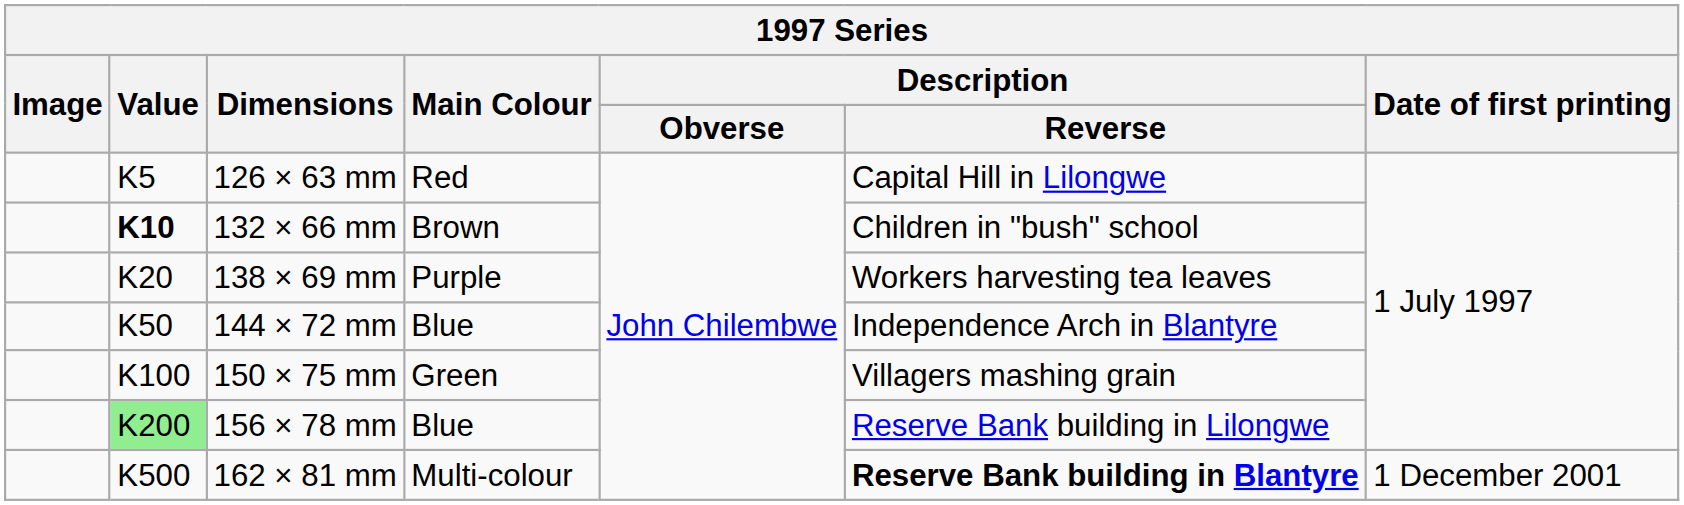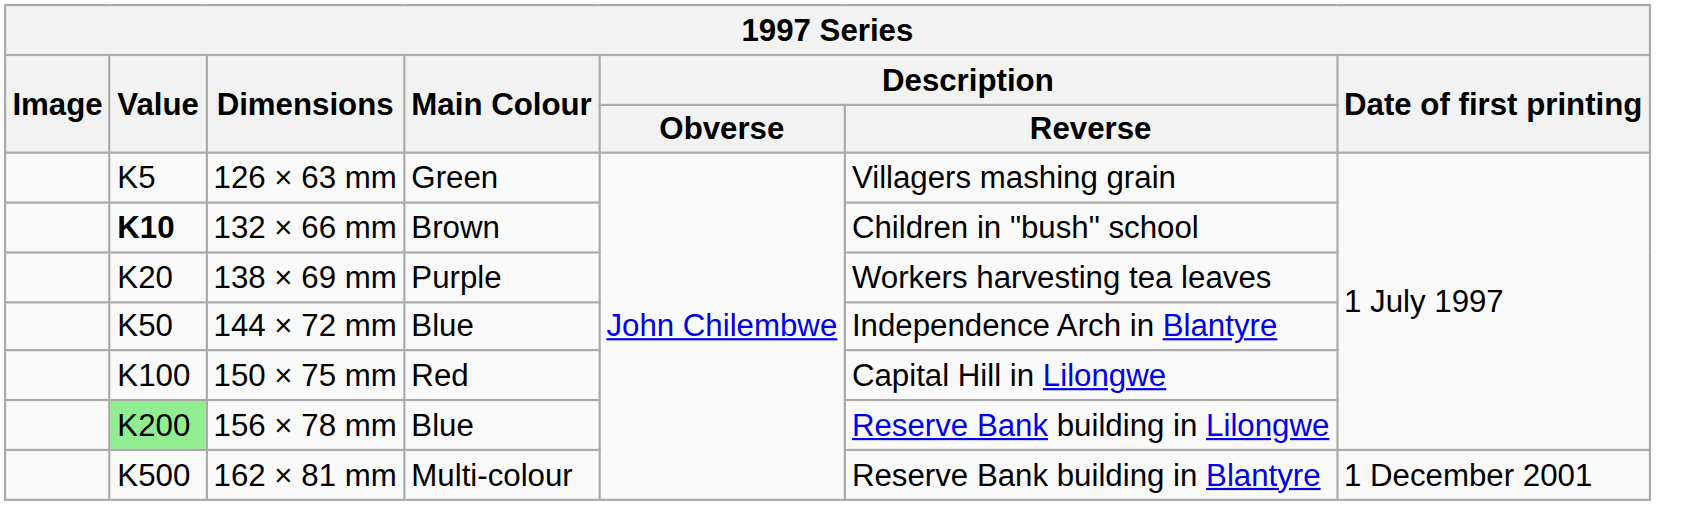(440, 178) Red -> (455, 178) Green
(1009, 178) Capital Hill in Lilongwe -> (1014, 178) Villagers mashing grain
(455, 376) Green -> (440, 376) Red
(1014, 376) Villagers mashing grain -> (1009, 376) Capital Hill in Lilongwe
(1105, 474) bold -> (1086, 474) normal
